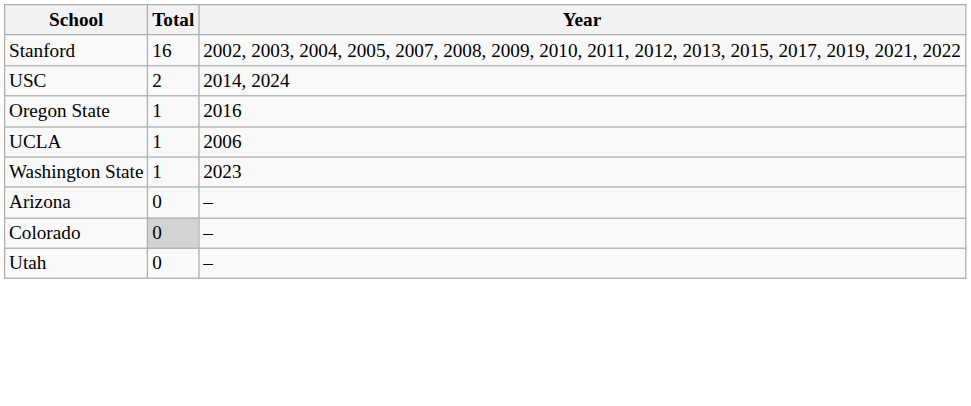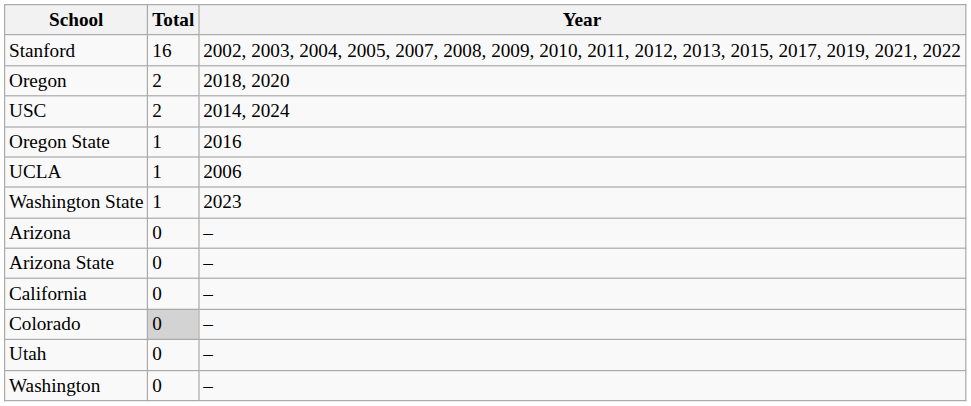+ row: (38, 80)
+ row: (62, 263)
+ row: (48, 293)
+ row: (55, 385)
